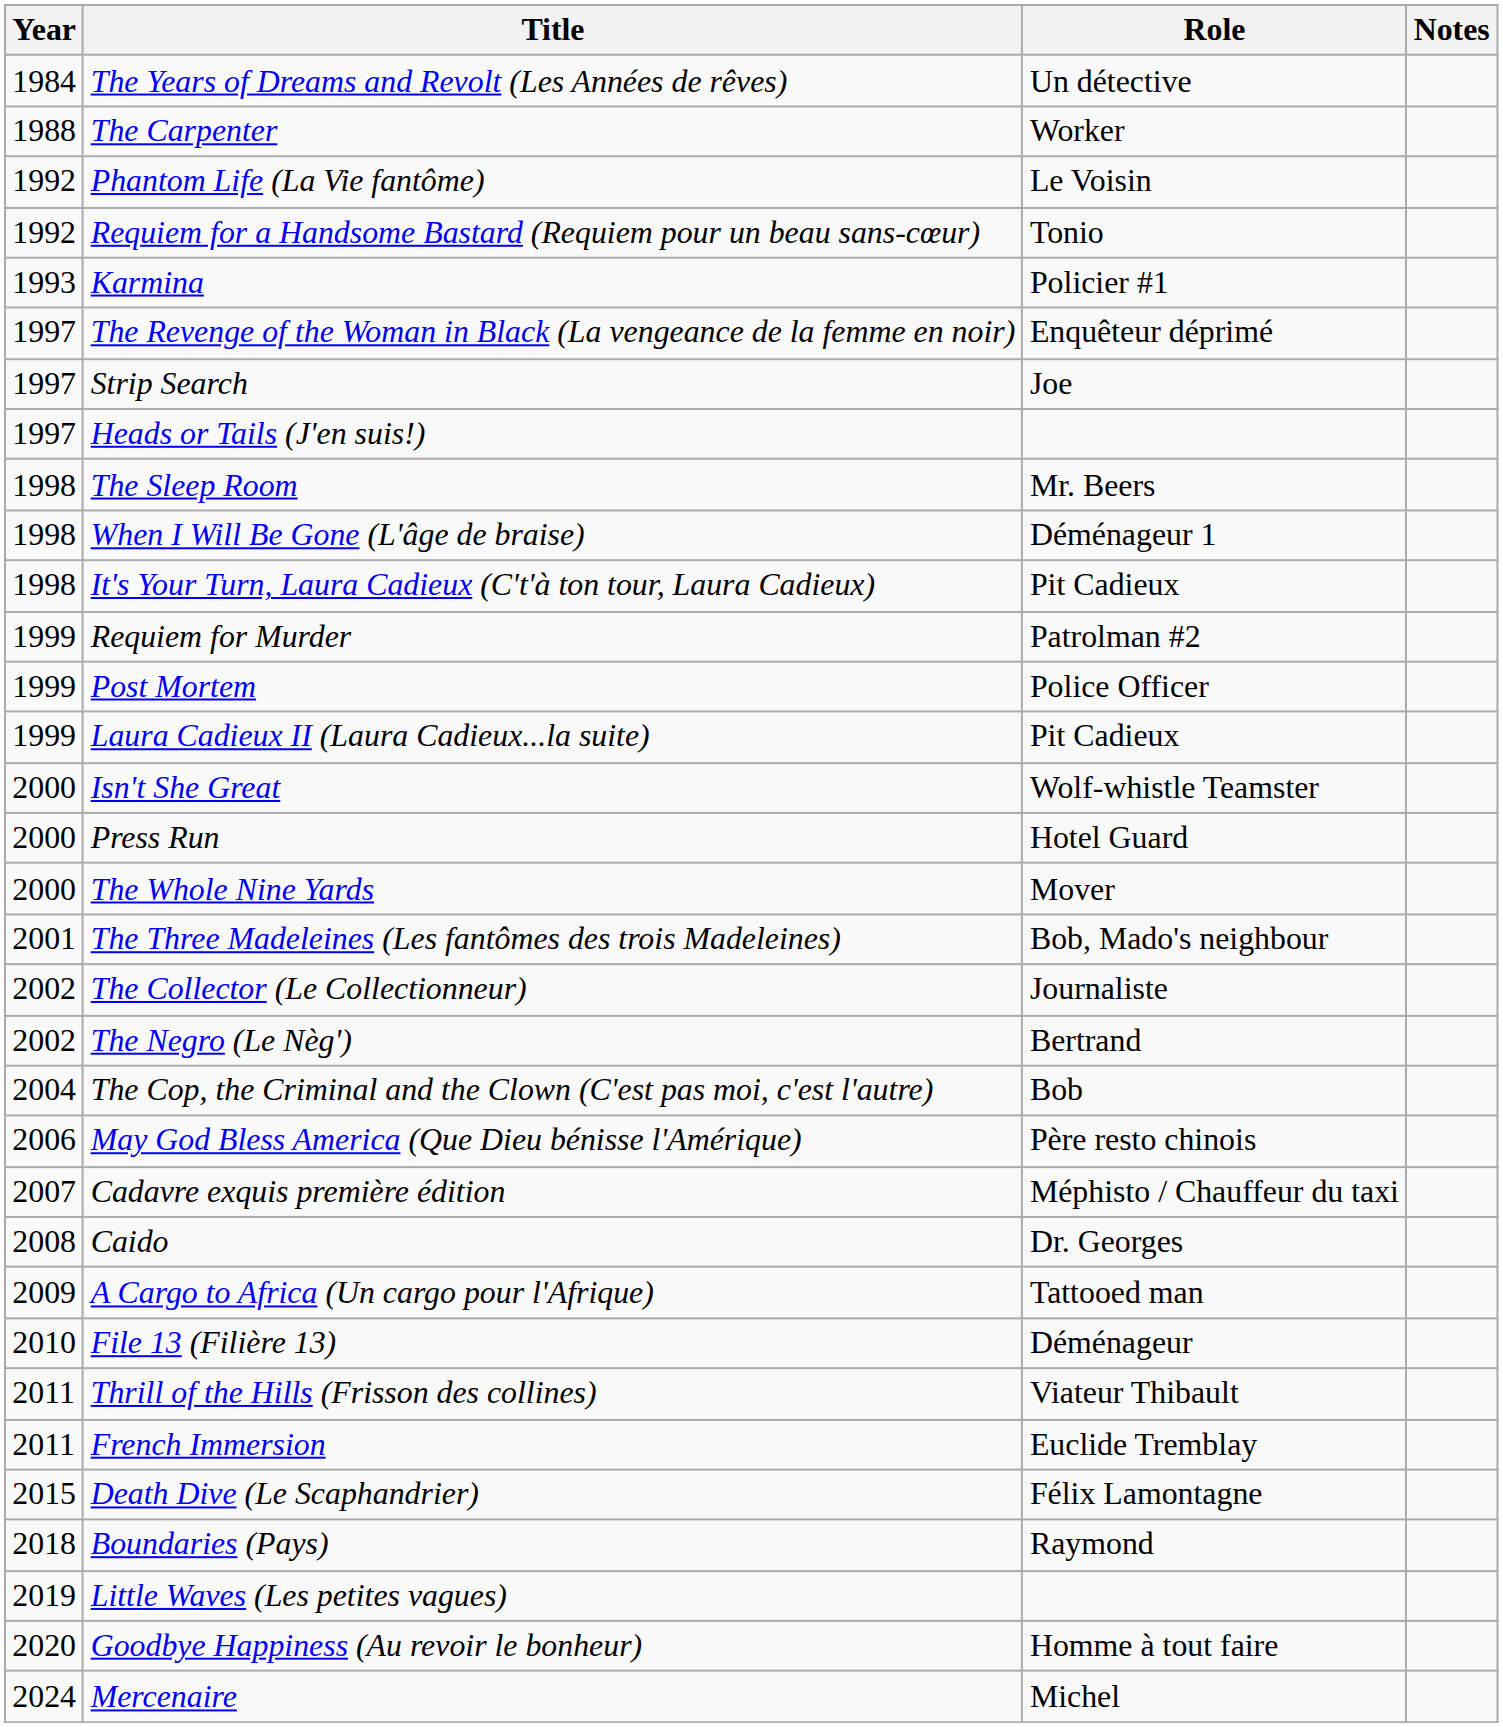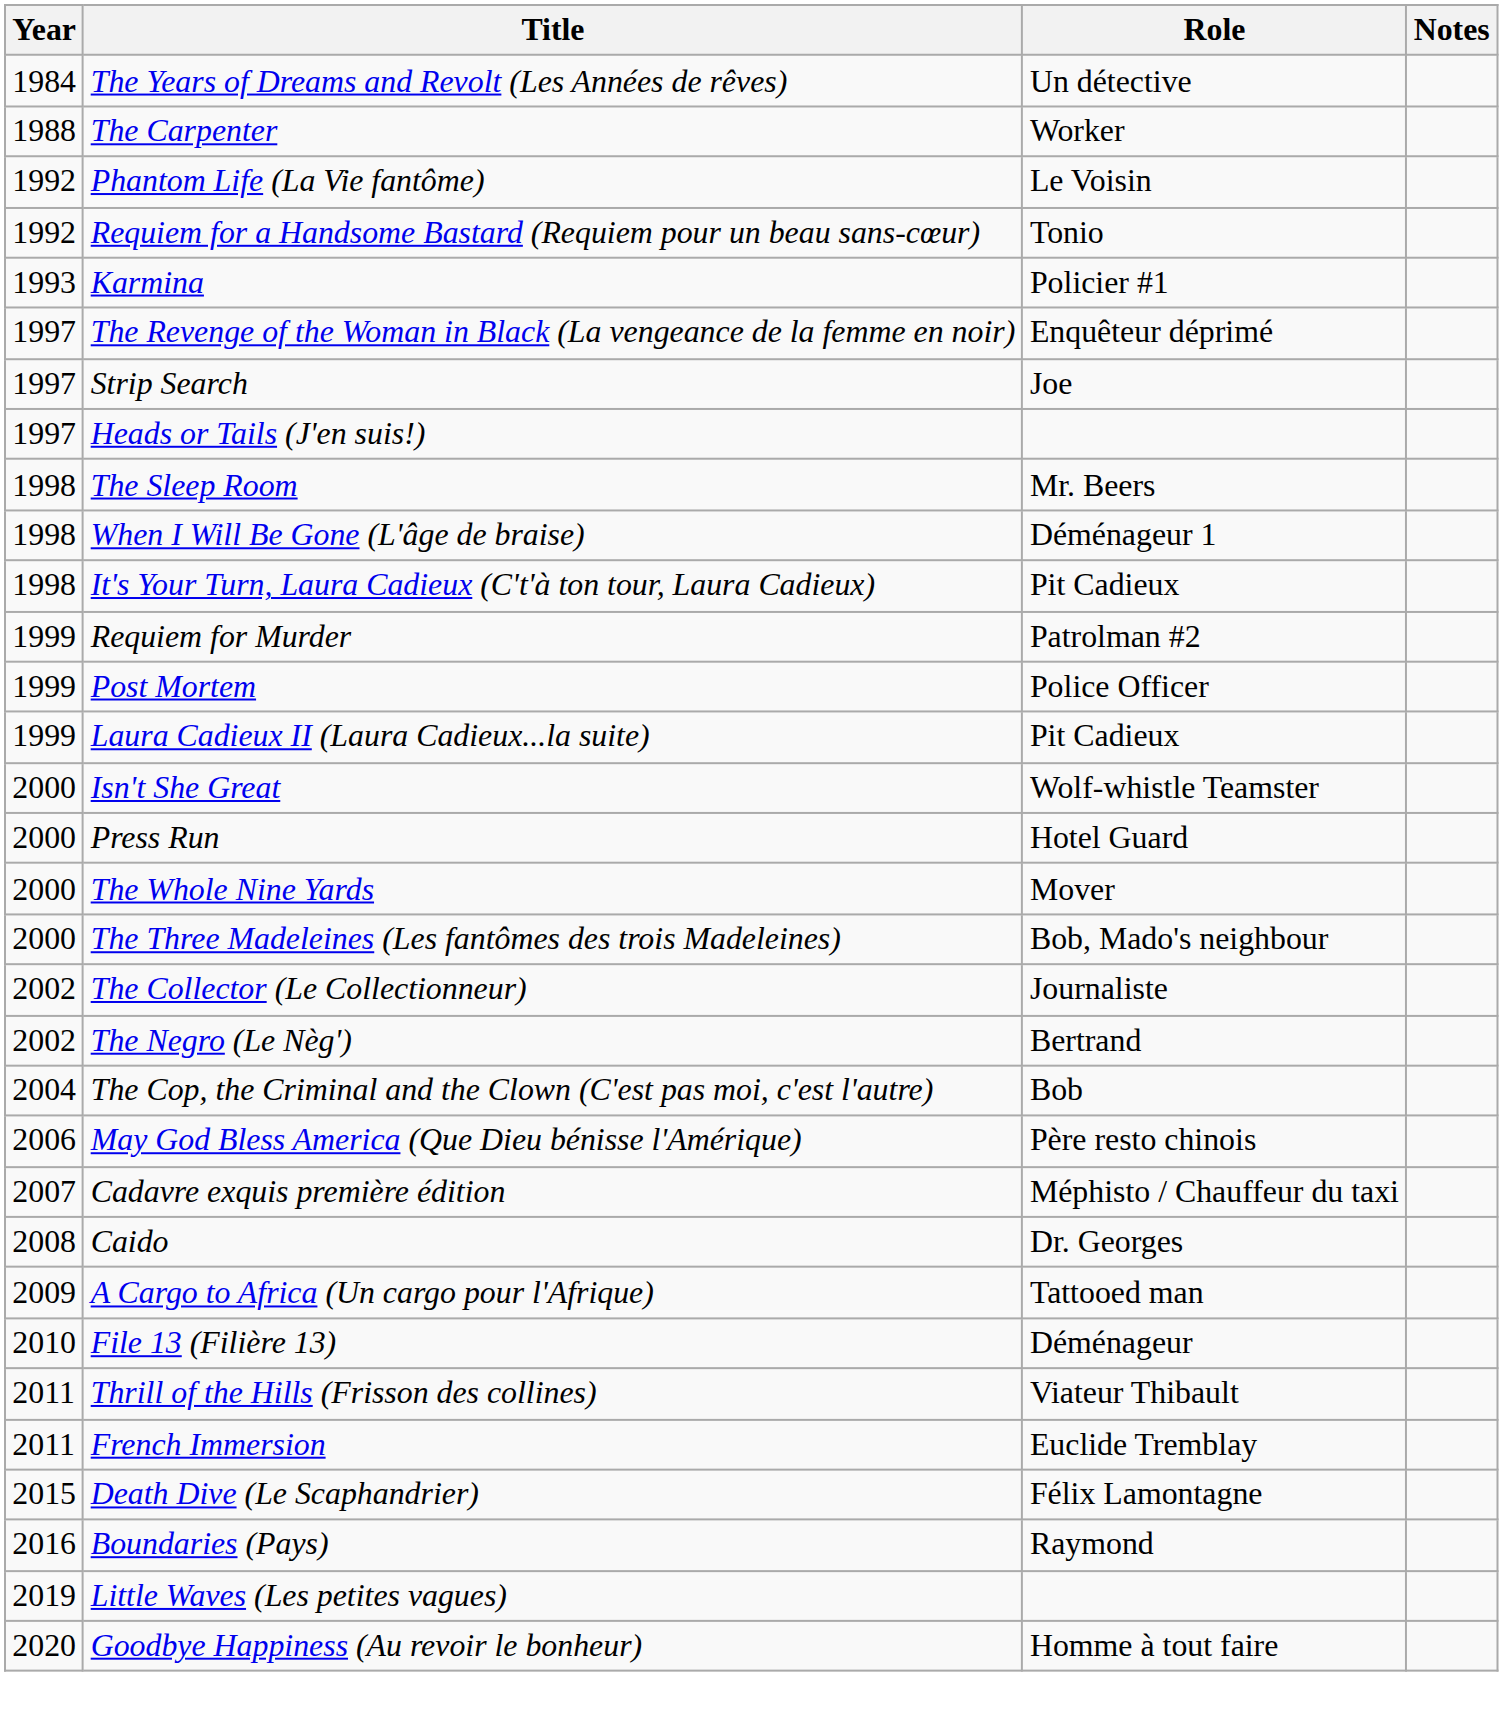(44, 938) 2001 -> (44, 938) 2000
(44, 1544) 2018 -> (44, 1544) 2016
- row: (164, 1696)
